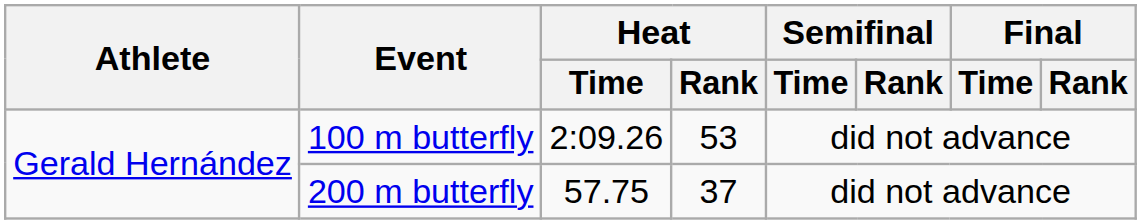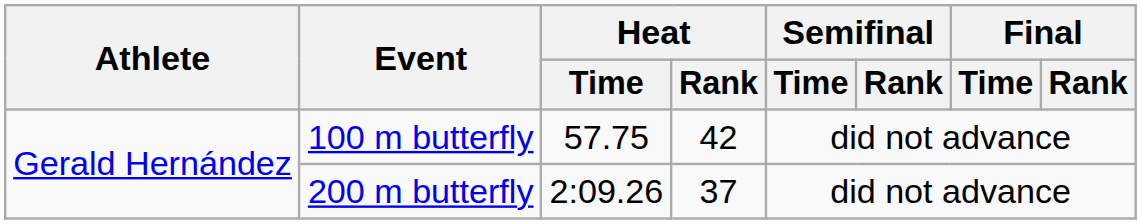(606, 137) 2:09.26 -> (606, 137) 57.75
(718, 137) 53 -> (718, 137) 42
(606, 191) 57.75 -> (606, 191) 2:09.26
